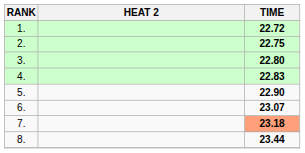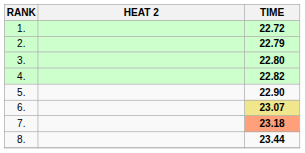(272, 45) 22.75 -> (272, 45) 22.79
(272, 76) 22.83 -> (272, 76) 22.82
(272, 108) no background -> (272, 108) khaki background
